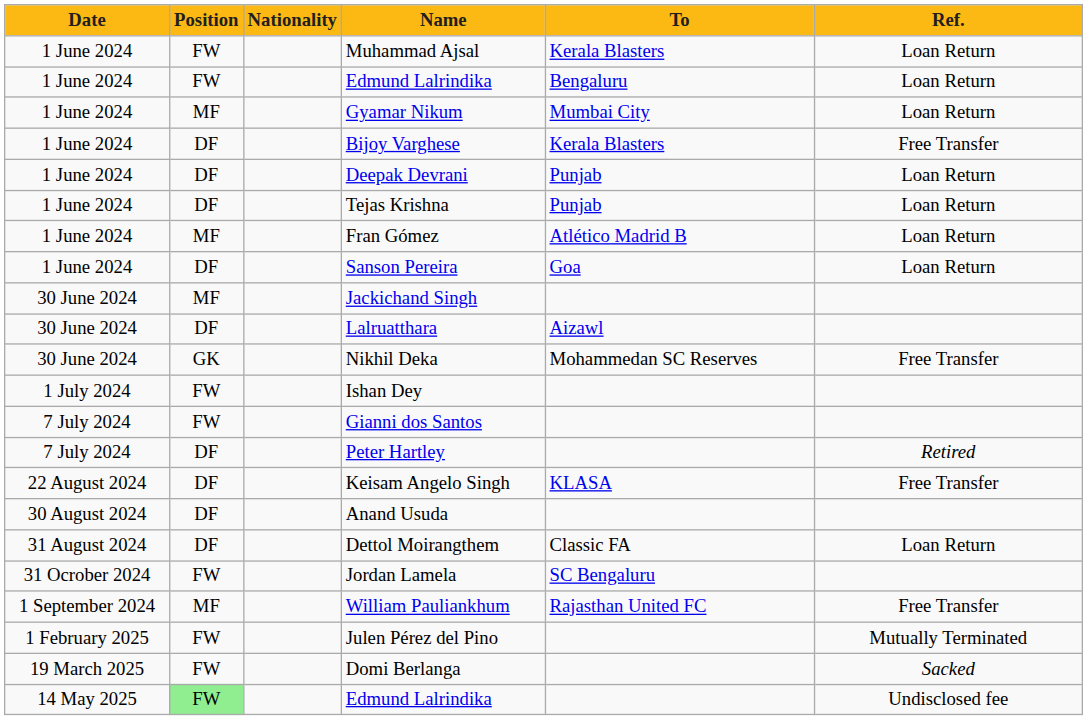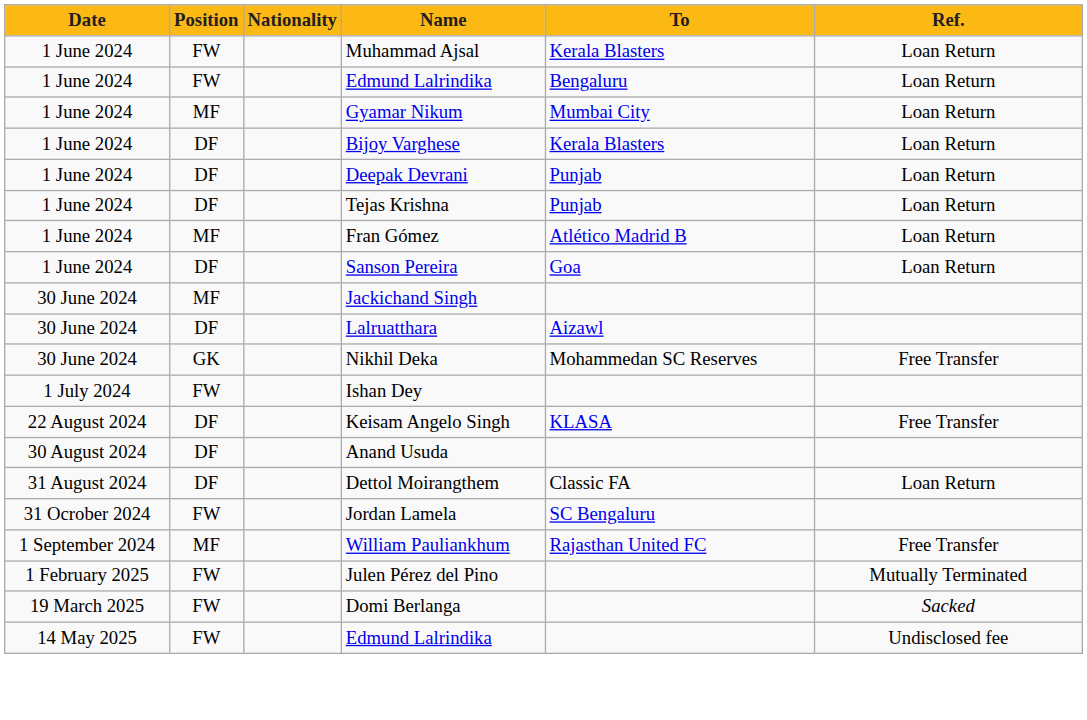(948, 143) Free Transfer -> (948, 143) Loan Return
- row: (87, 421)
- row: (87, 452)
(206, 699) lightgreen background -> (206, 637) no background
